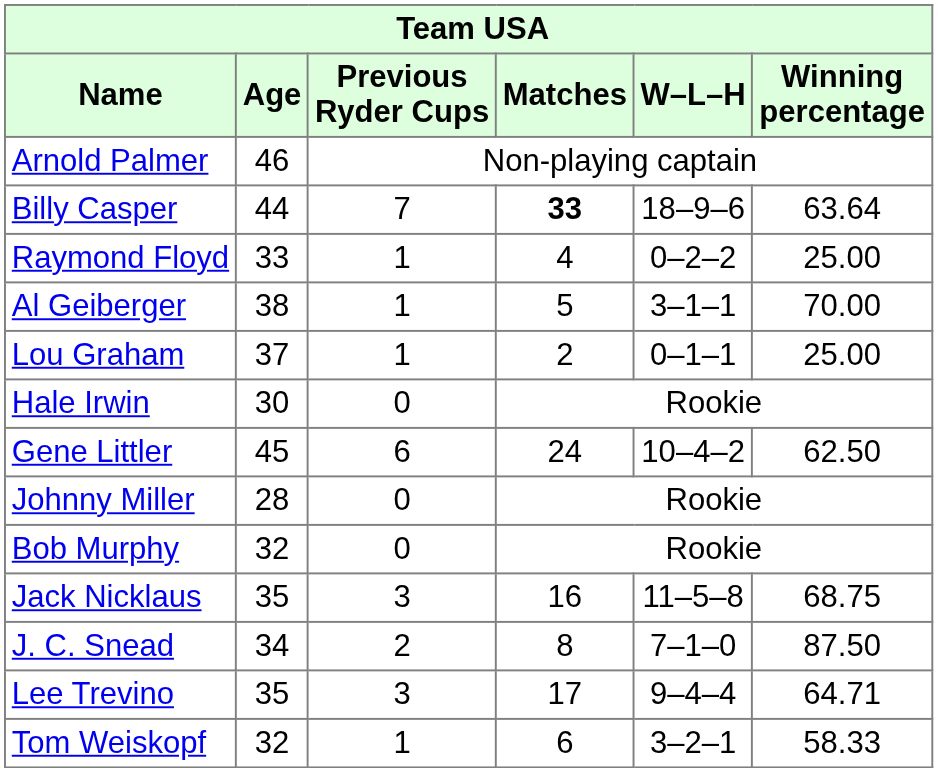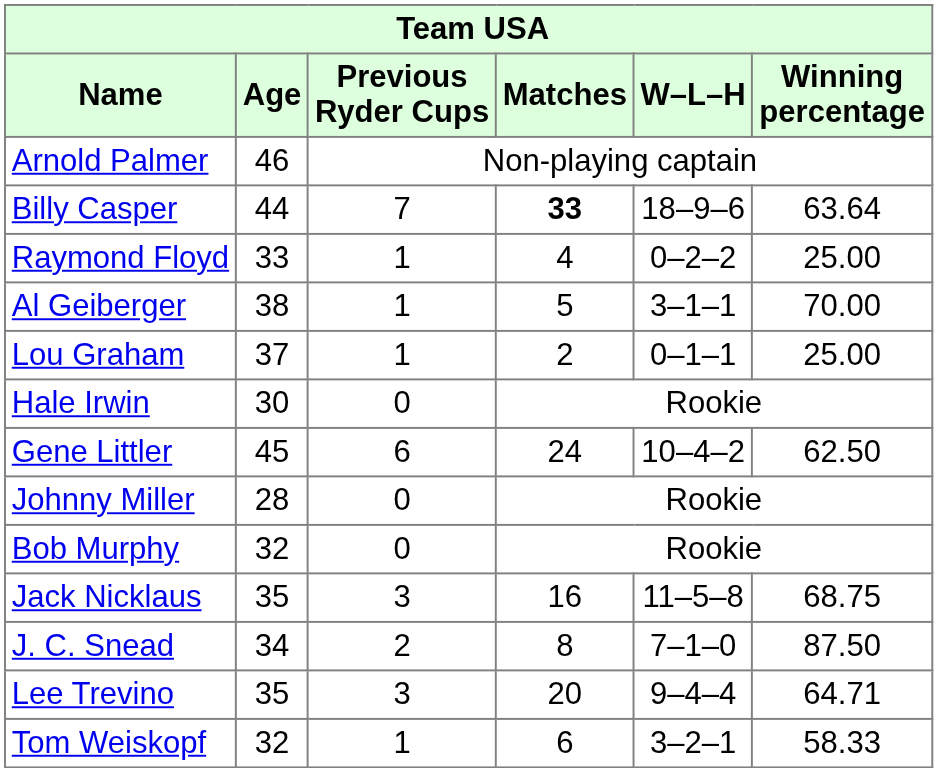(565, 694) 17 -> (565, 694) 20
